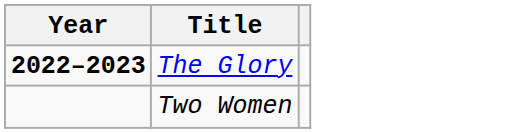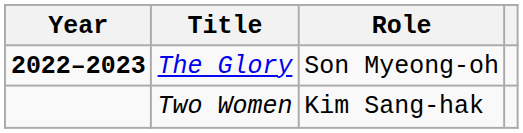+ column: (402, 25)
